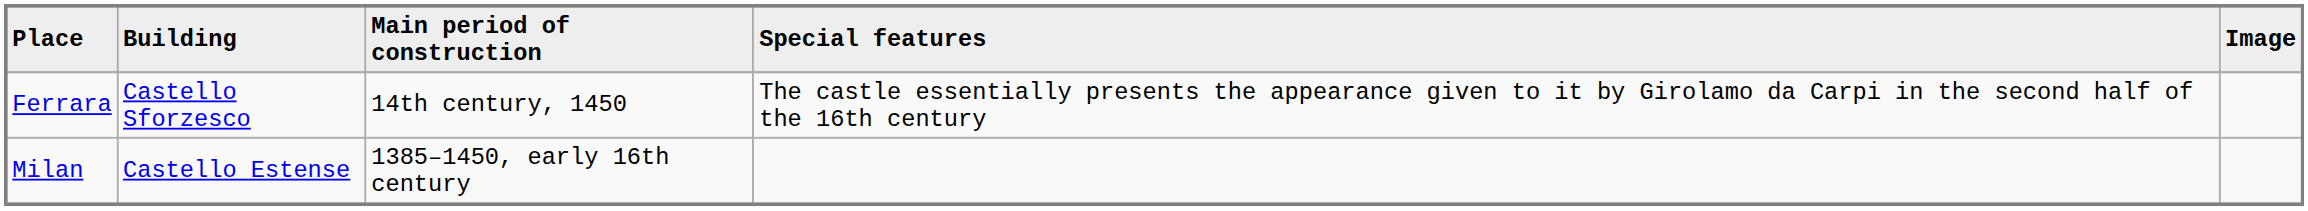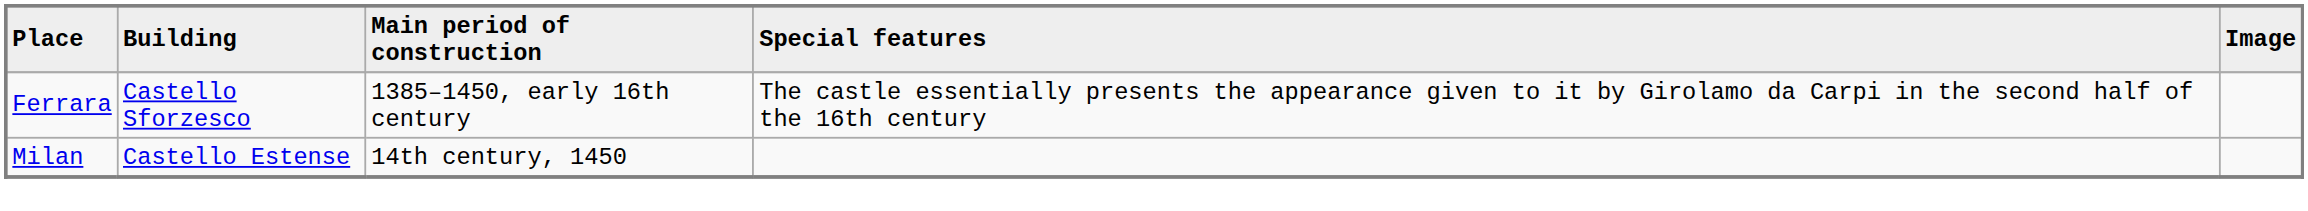(499, 106) 14th century, 1450 -> (520, 106) 1385–1450, early 16th century
(520, 171) 1385–1450, early 16th century -> (499, 158) 14th century, 1450
